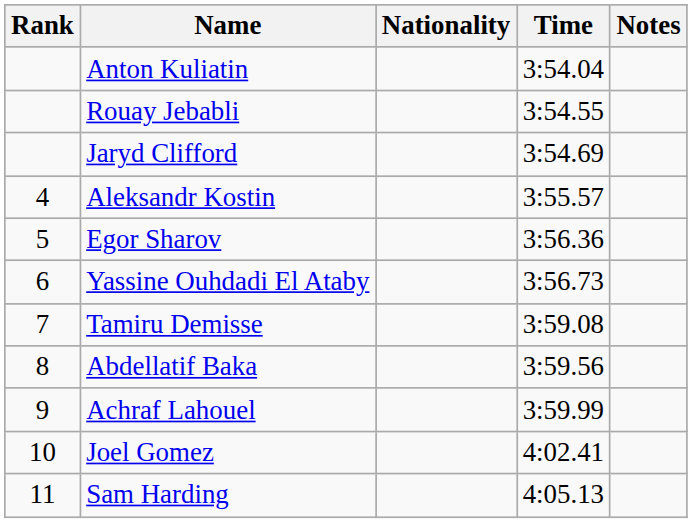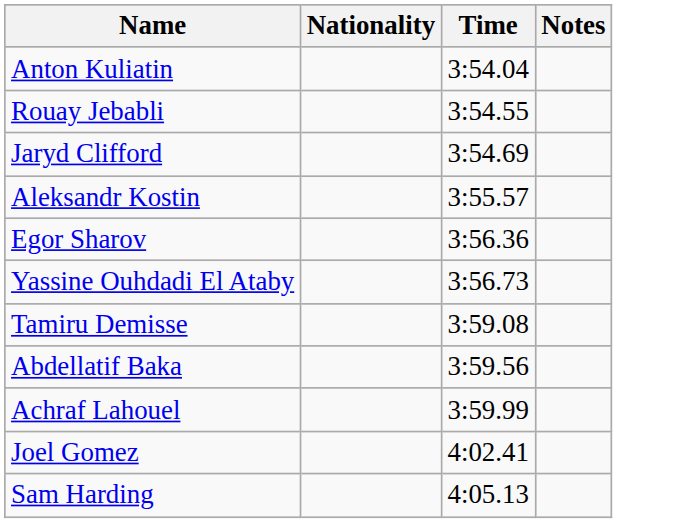- column: (42, 25)
